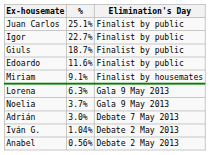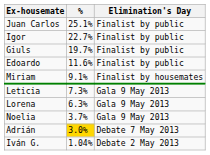(80, 50) 18.7% -> (80, 50) 19.7%
+ row: (23, 91)
(78, 117) no background -> (78, 130) gold background
- row: (21, 143)
